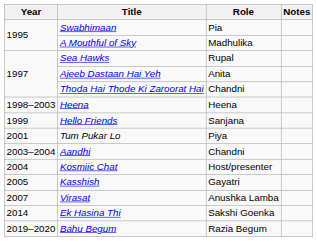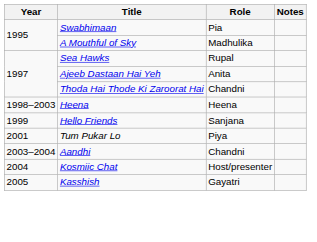- row: (75, 197)
- row: (90, 213)
- row: (88, 228)
